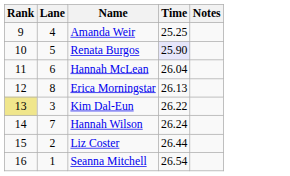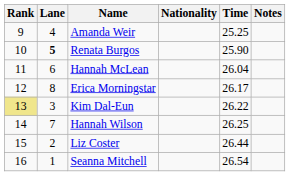+ column: (189, 13)
(52, 50) normal -> (52, 50) bold
(174, 50) lavender background -> (235, 50) no background
(174, 87) 26.13 -> (235, 87) 26.17
(174, 124) 26.24 -> (235, 124) 26.25
